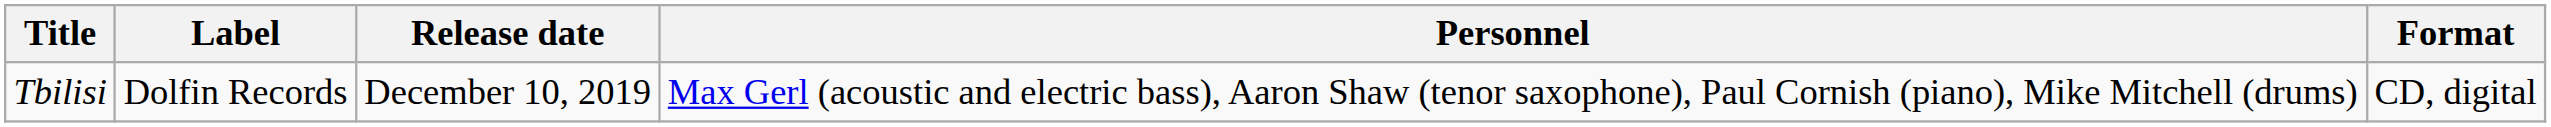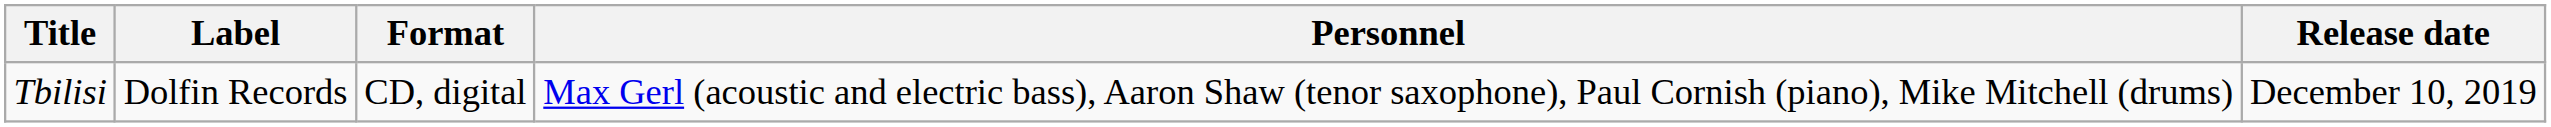columns swapped: (508, 33) <-> (2456, 33)
